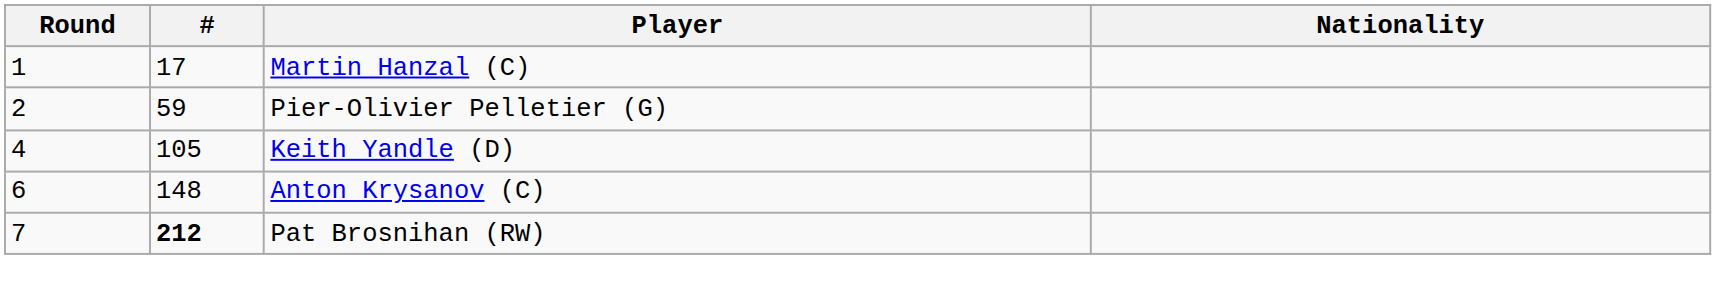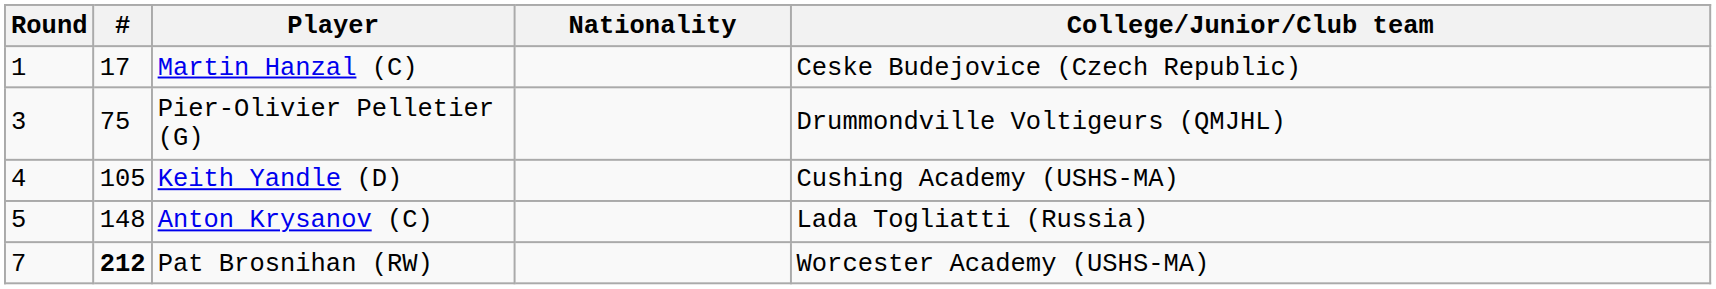+ column: (1250, 26)
(19, 109) 2 -> (19, 123) 3
(171, 109) 59 -> (115, 123) 75
(19, 192) 6 -> (19, 221) 5
